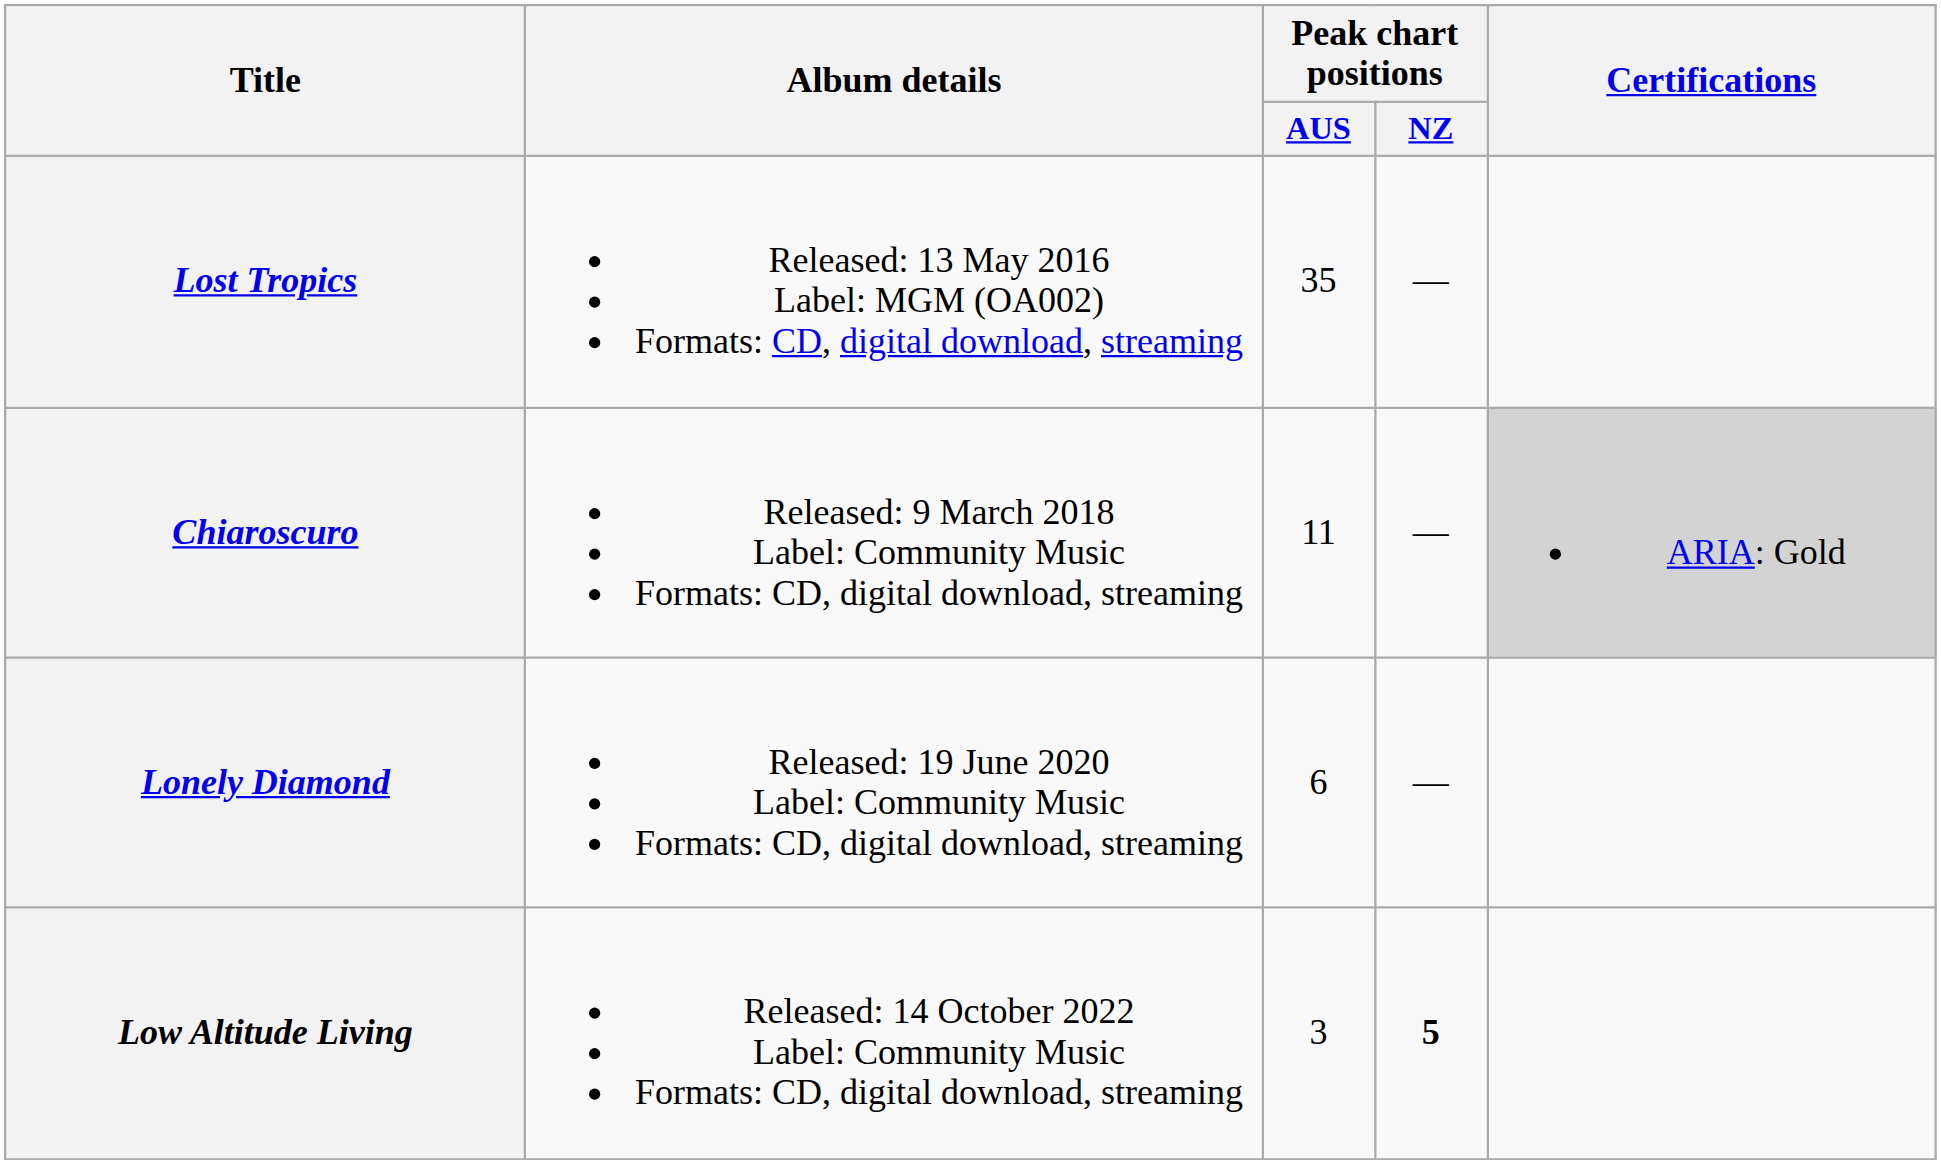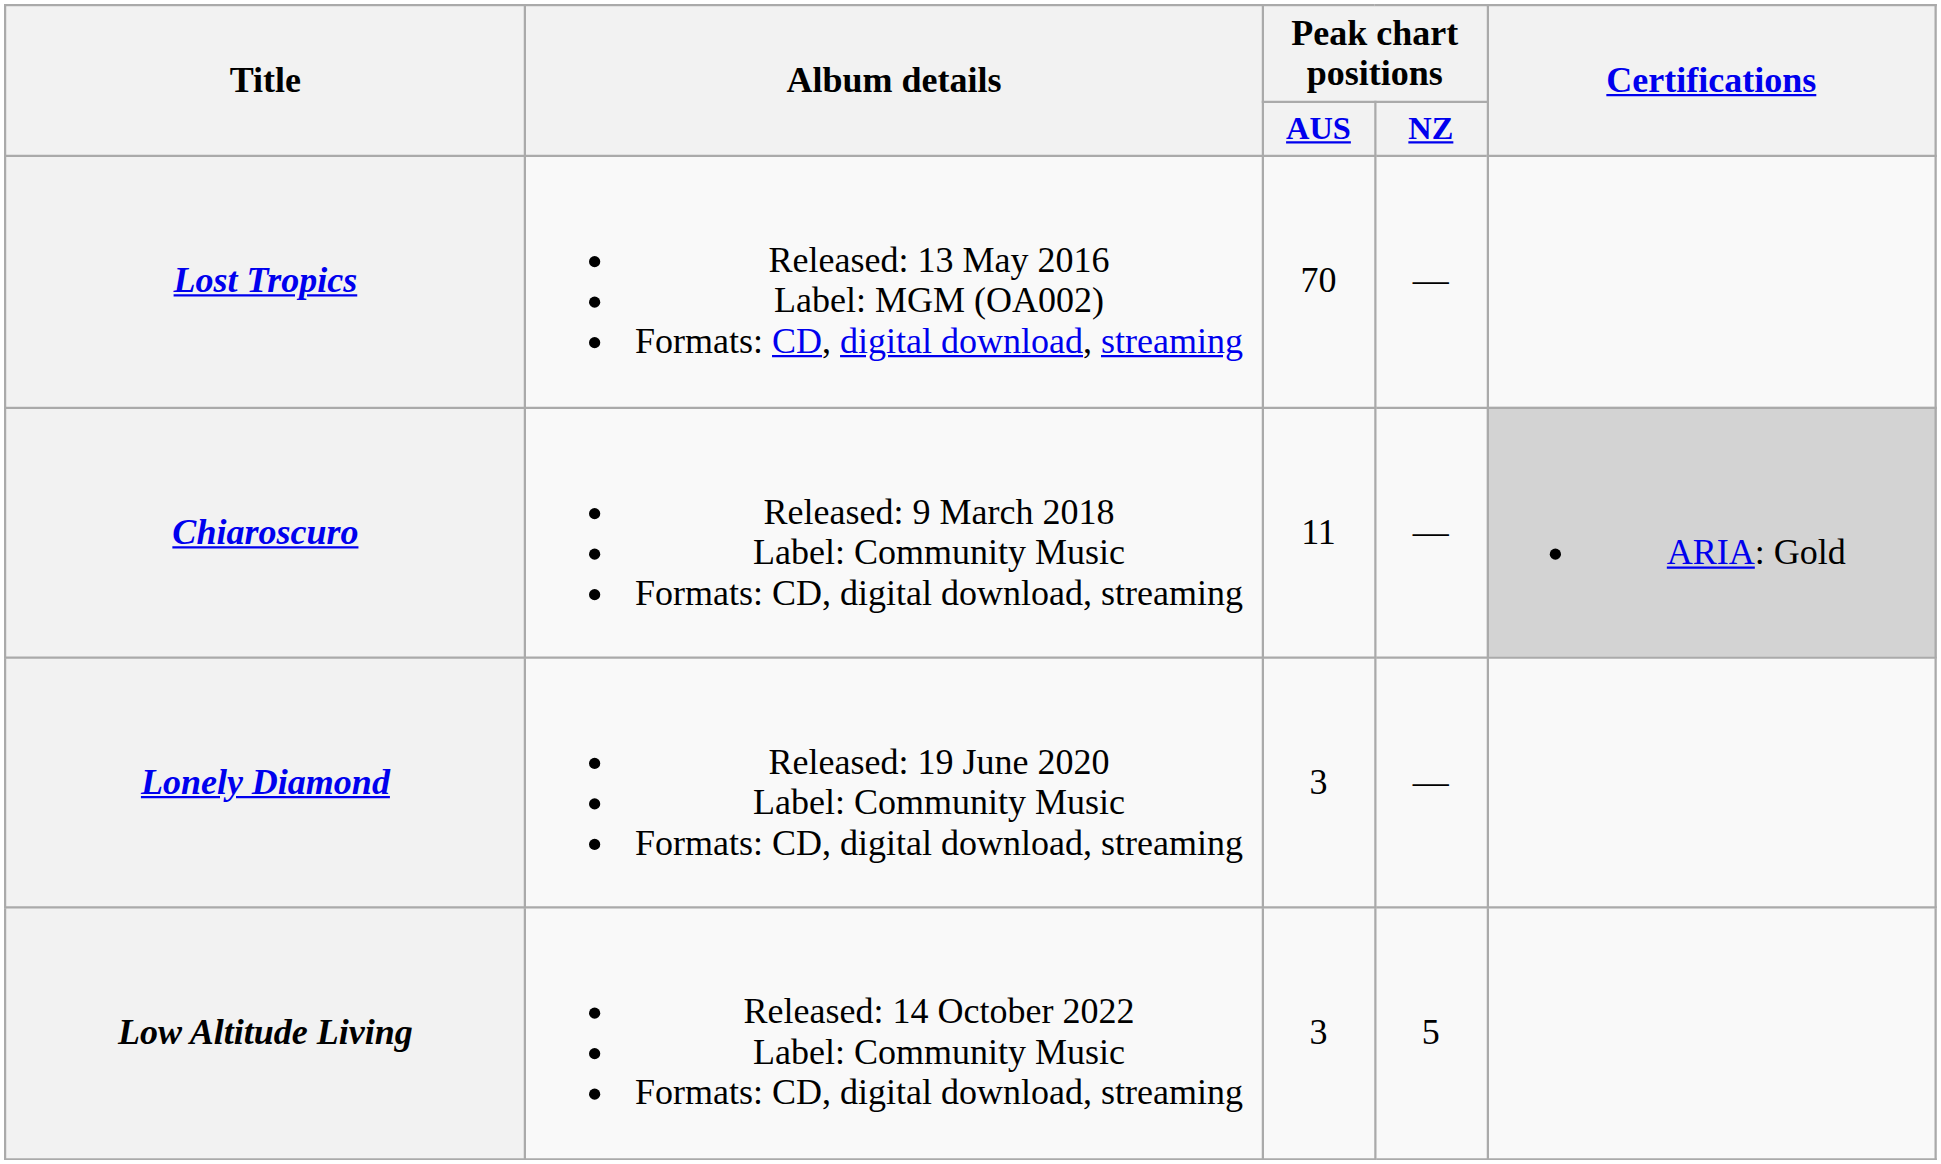(1318, 280) 35 -> (1318, 280) 70
(1318, 782) 6 -> (1318, 782) 3
(1431, 1032) bold -> (1431, 1032) normal
